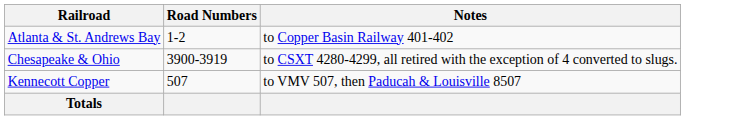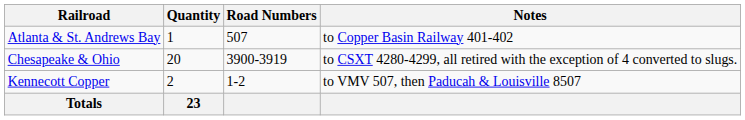+ column: (193, 15)
(176, 37) 1-2 -> (237, 37) 507
(177, 81) 507 -> (236, 81) 1-2
